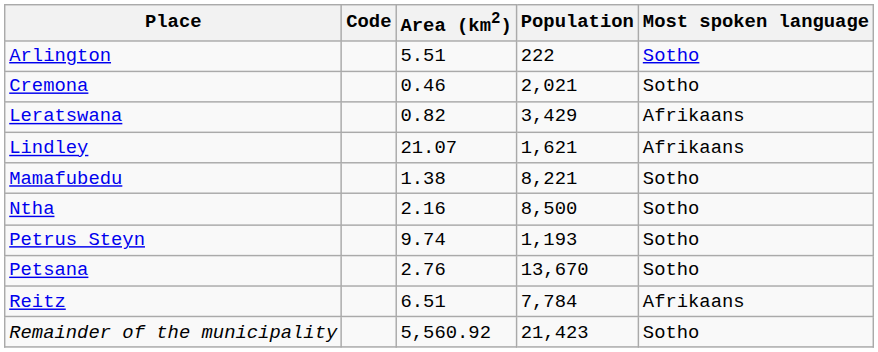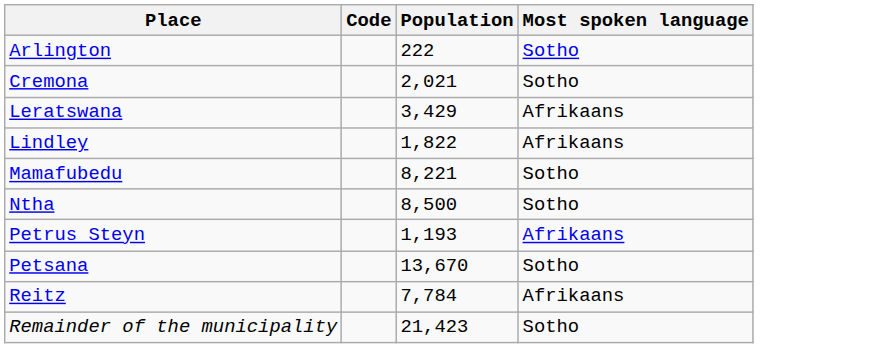- column: (456, 22)
(549, 148) 1,621 -> (429, 143) 1,822
(671, 240) Sotho -> (573, 235) Afrikaans
